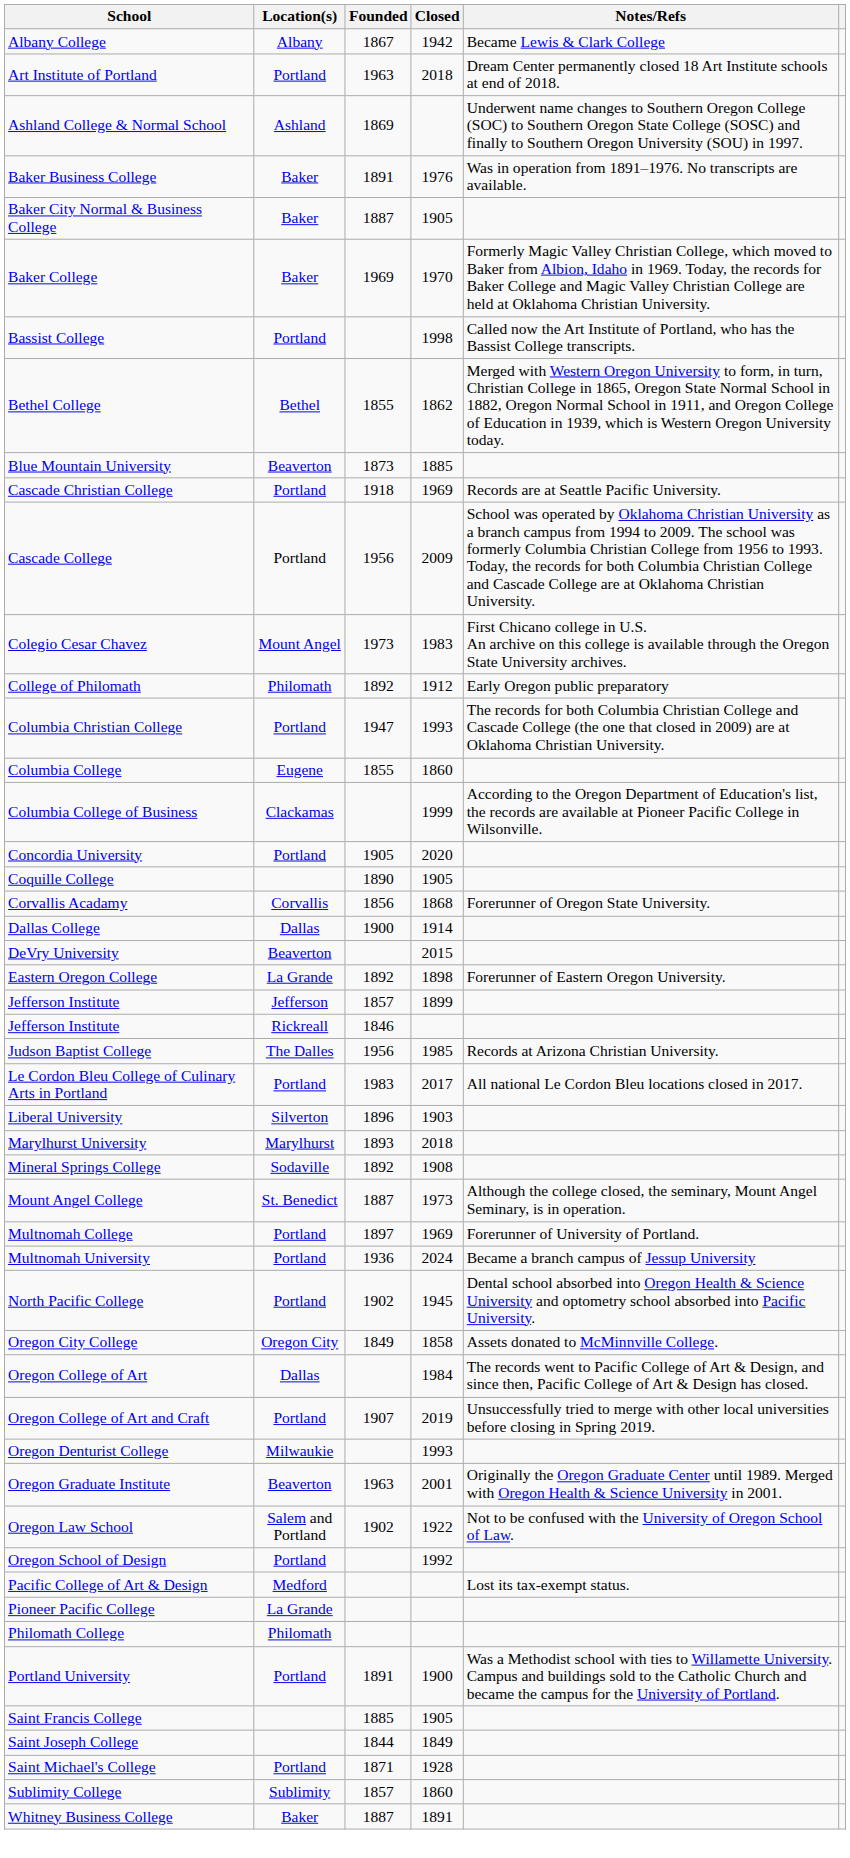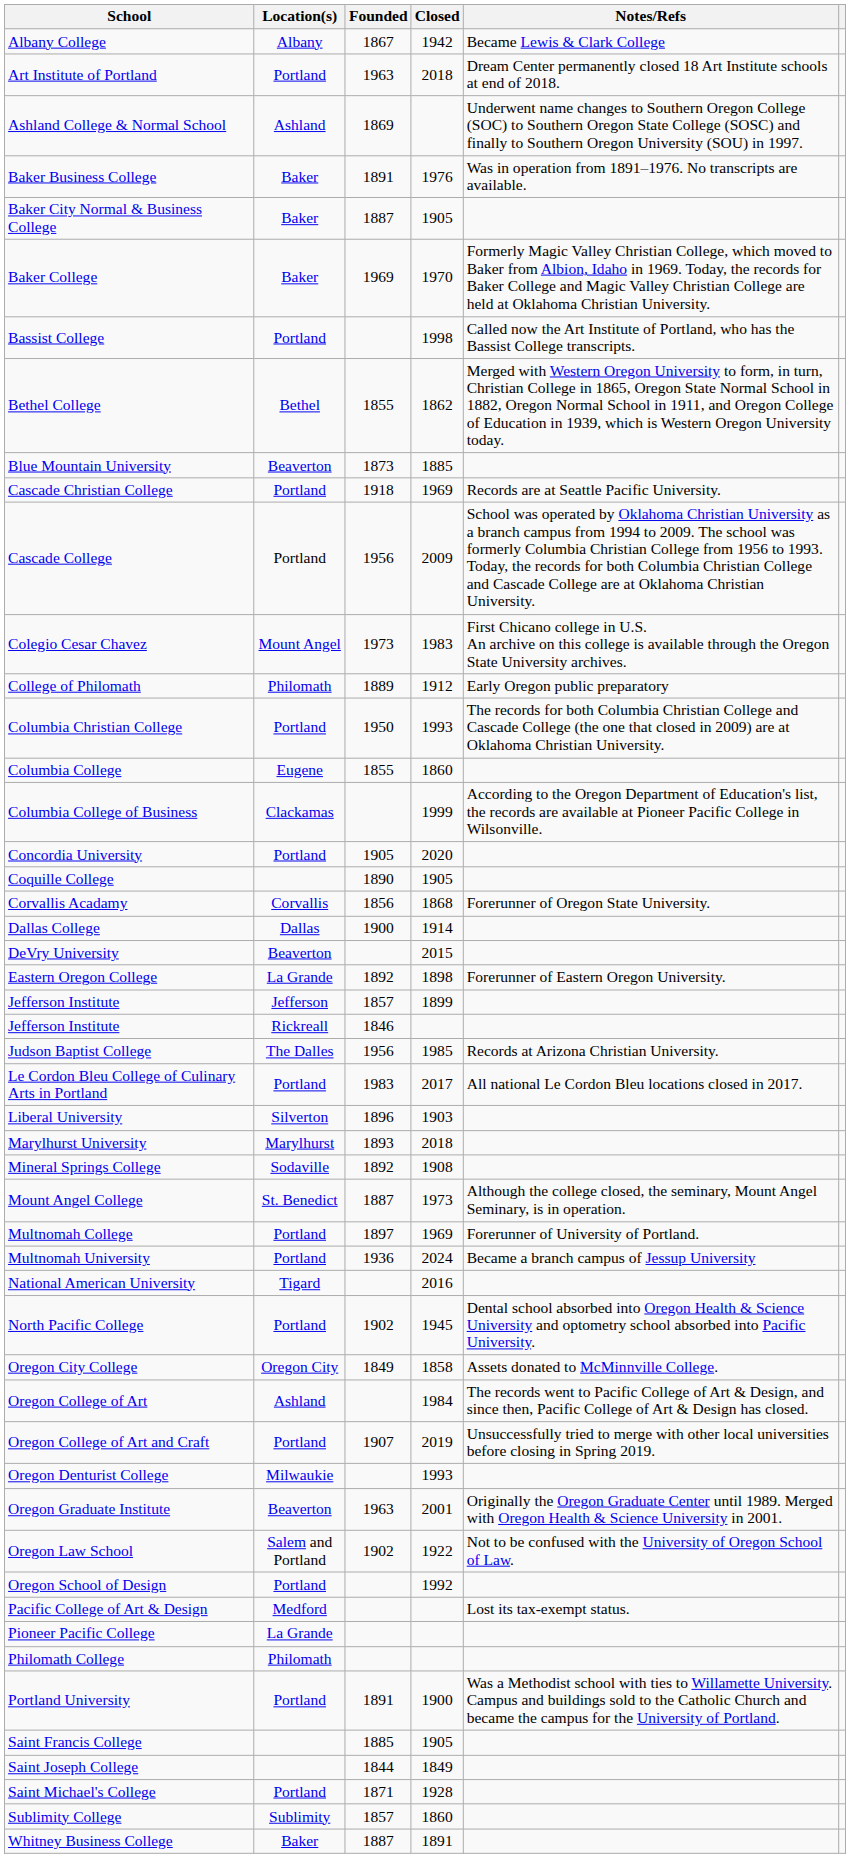(378, 685) 1892 -> (378, 685) 1889
(378, 728) 1947 -> (378, 728) 1950
+ row: (102, 1283)
(300, 1375) Dallas -> (300, 1400) Ashland
